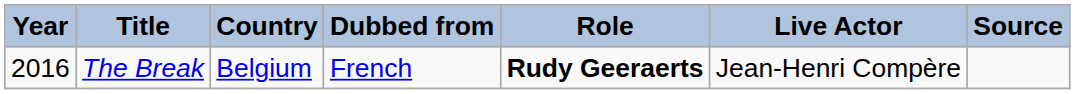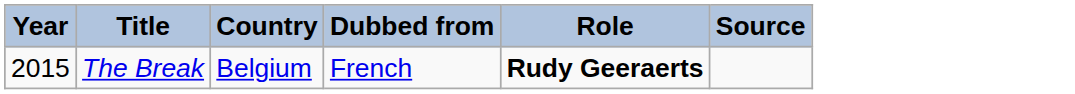- column: (838, 26)
(40, 68) 2016 -> (40, 68) 2015
